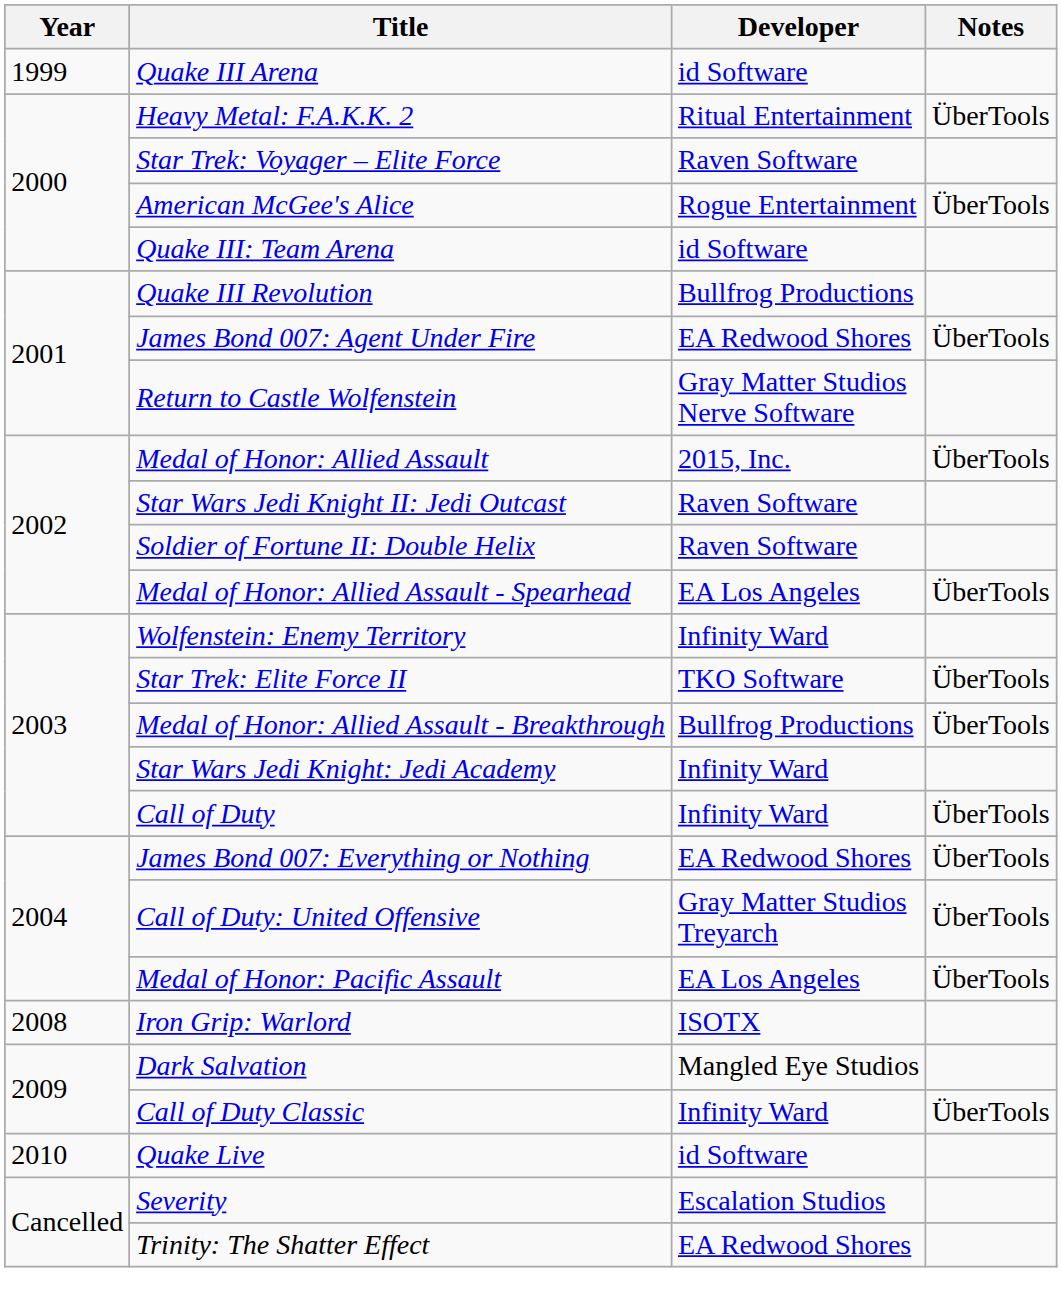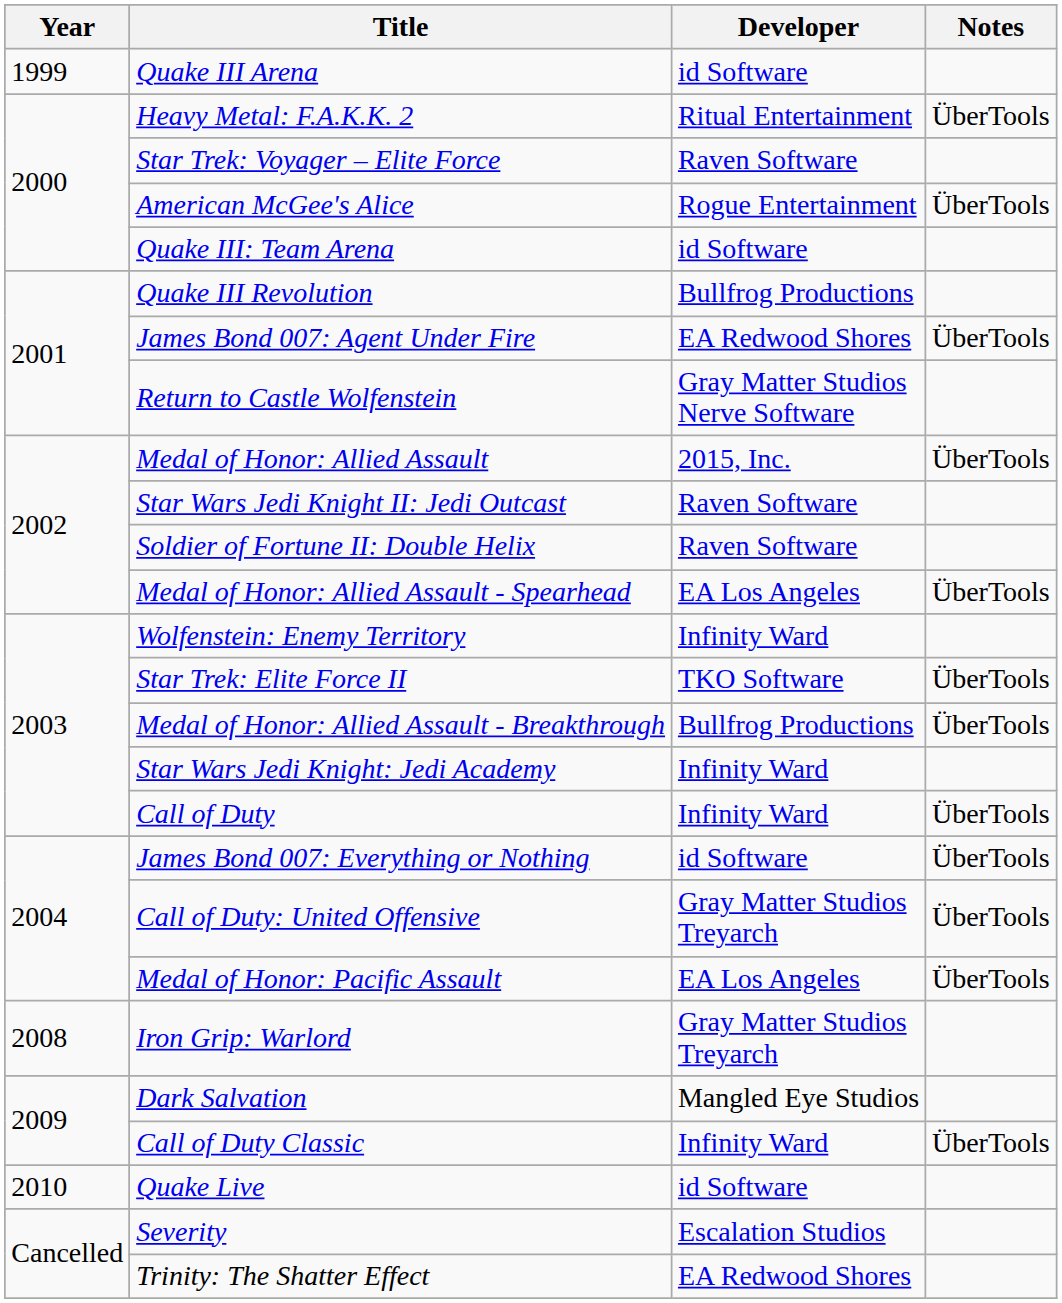(795, 857) EA Redwood Shores -> (743, 857) id Software
(719, 1022) ISOTX -> (792, 1037) Gray Matter Studios Treyarch
